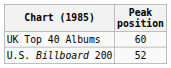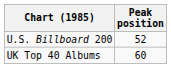rows swapped: (60, 55) <-> (54, 39)
